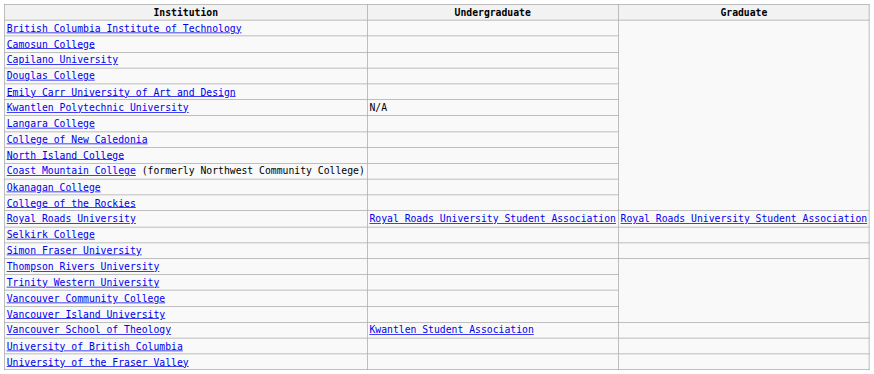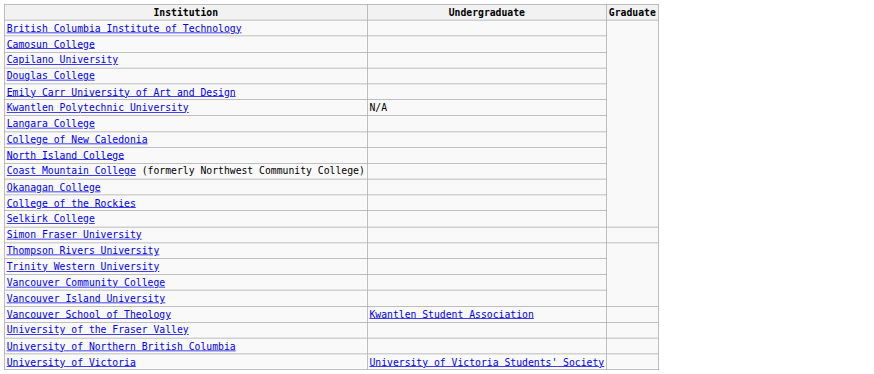- row: (71, 219)
- row: (95, 346)
+ row: (121, 346)
+ row: (71, 362)
